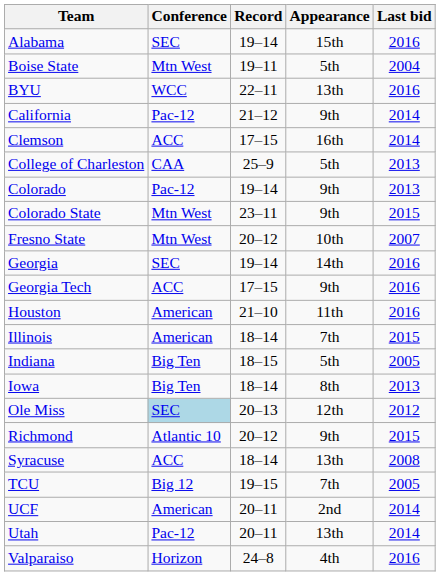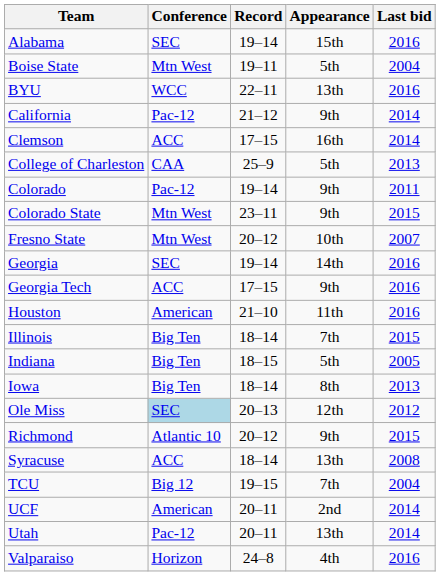(404, 189) 2013 -> (404, 189) 2011
(182, 336) American -> (176, 336) Big Ten
(404, 484) 2005 -> (404, 484) 2004
